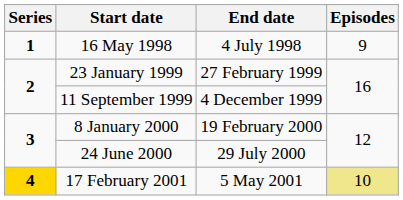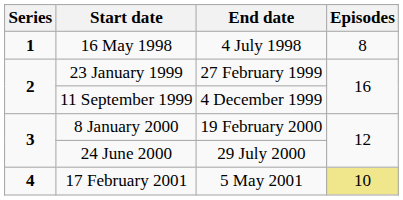(362, 45) 9 -> (362, 45) 8
(30, 180) gold background -> (30, 180) no background
